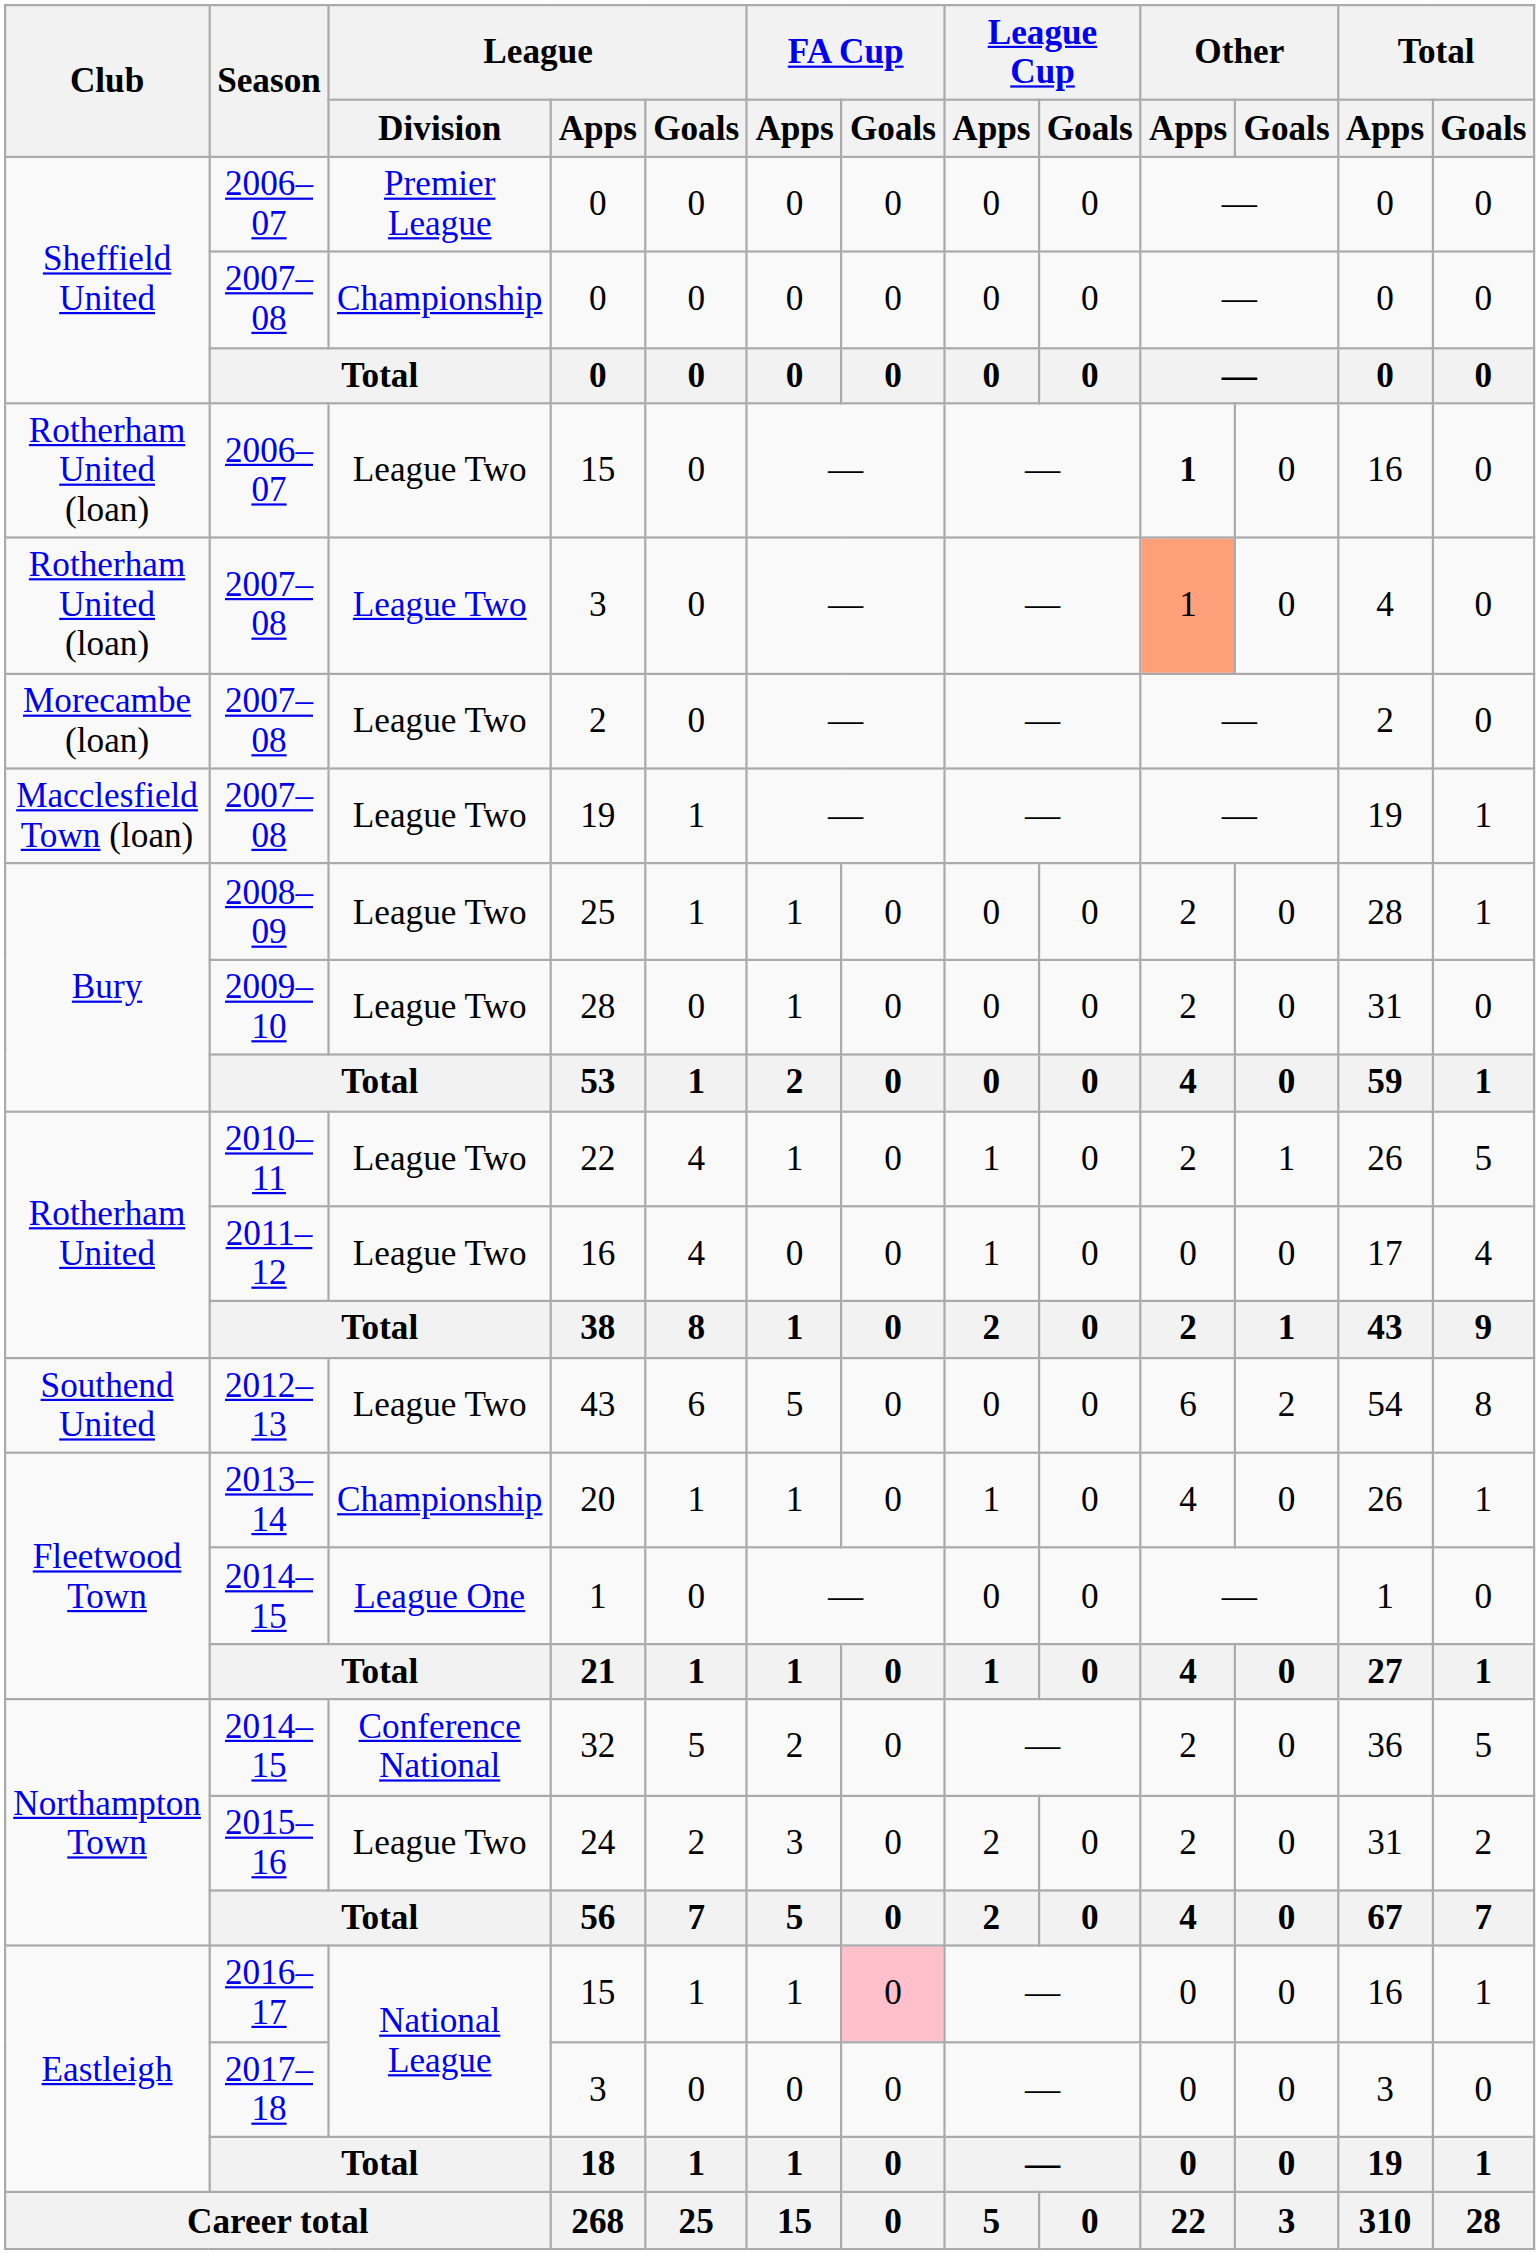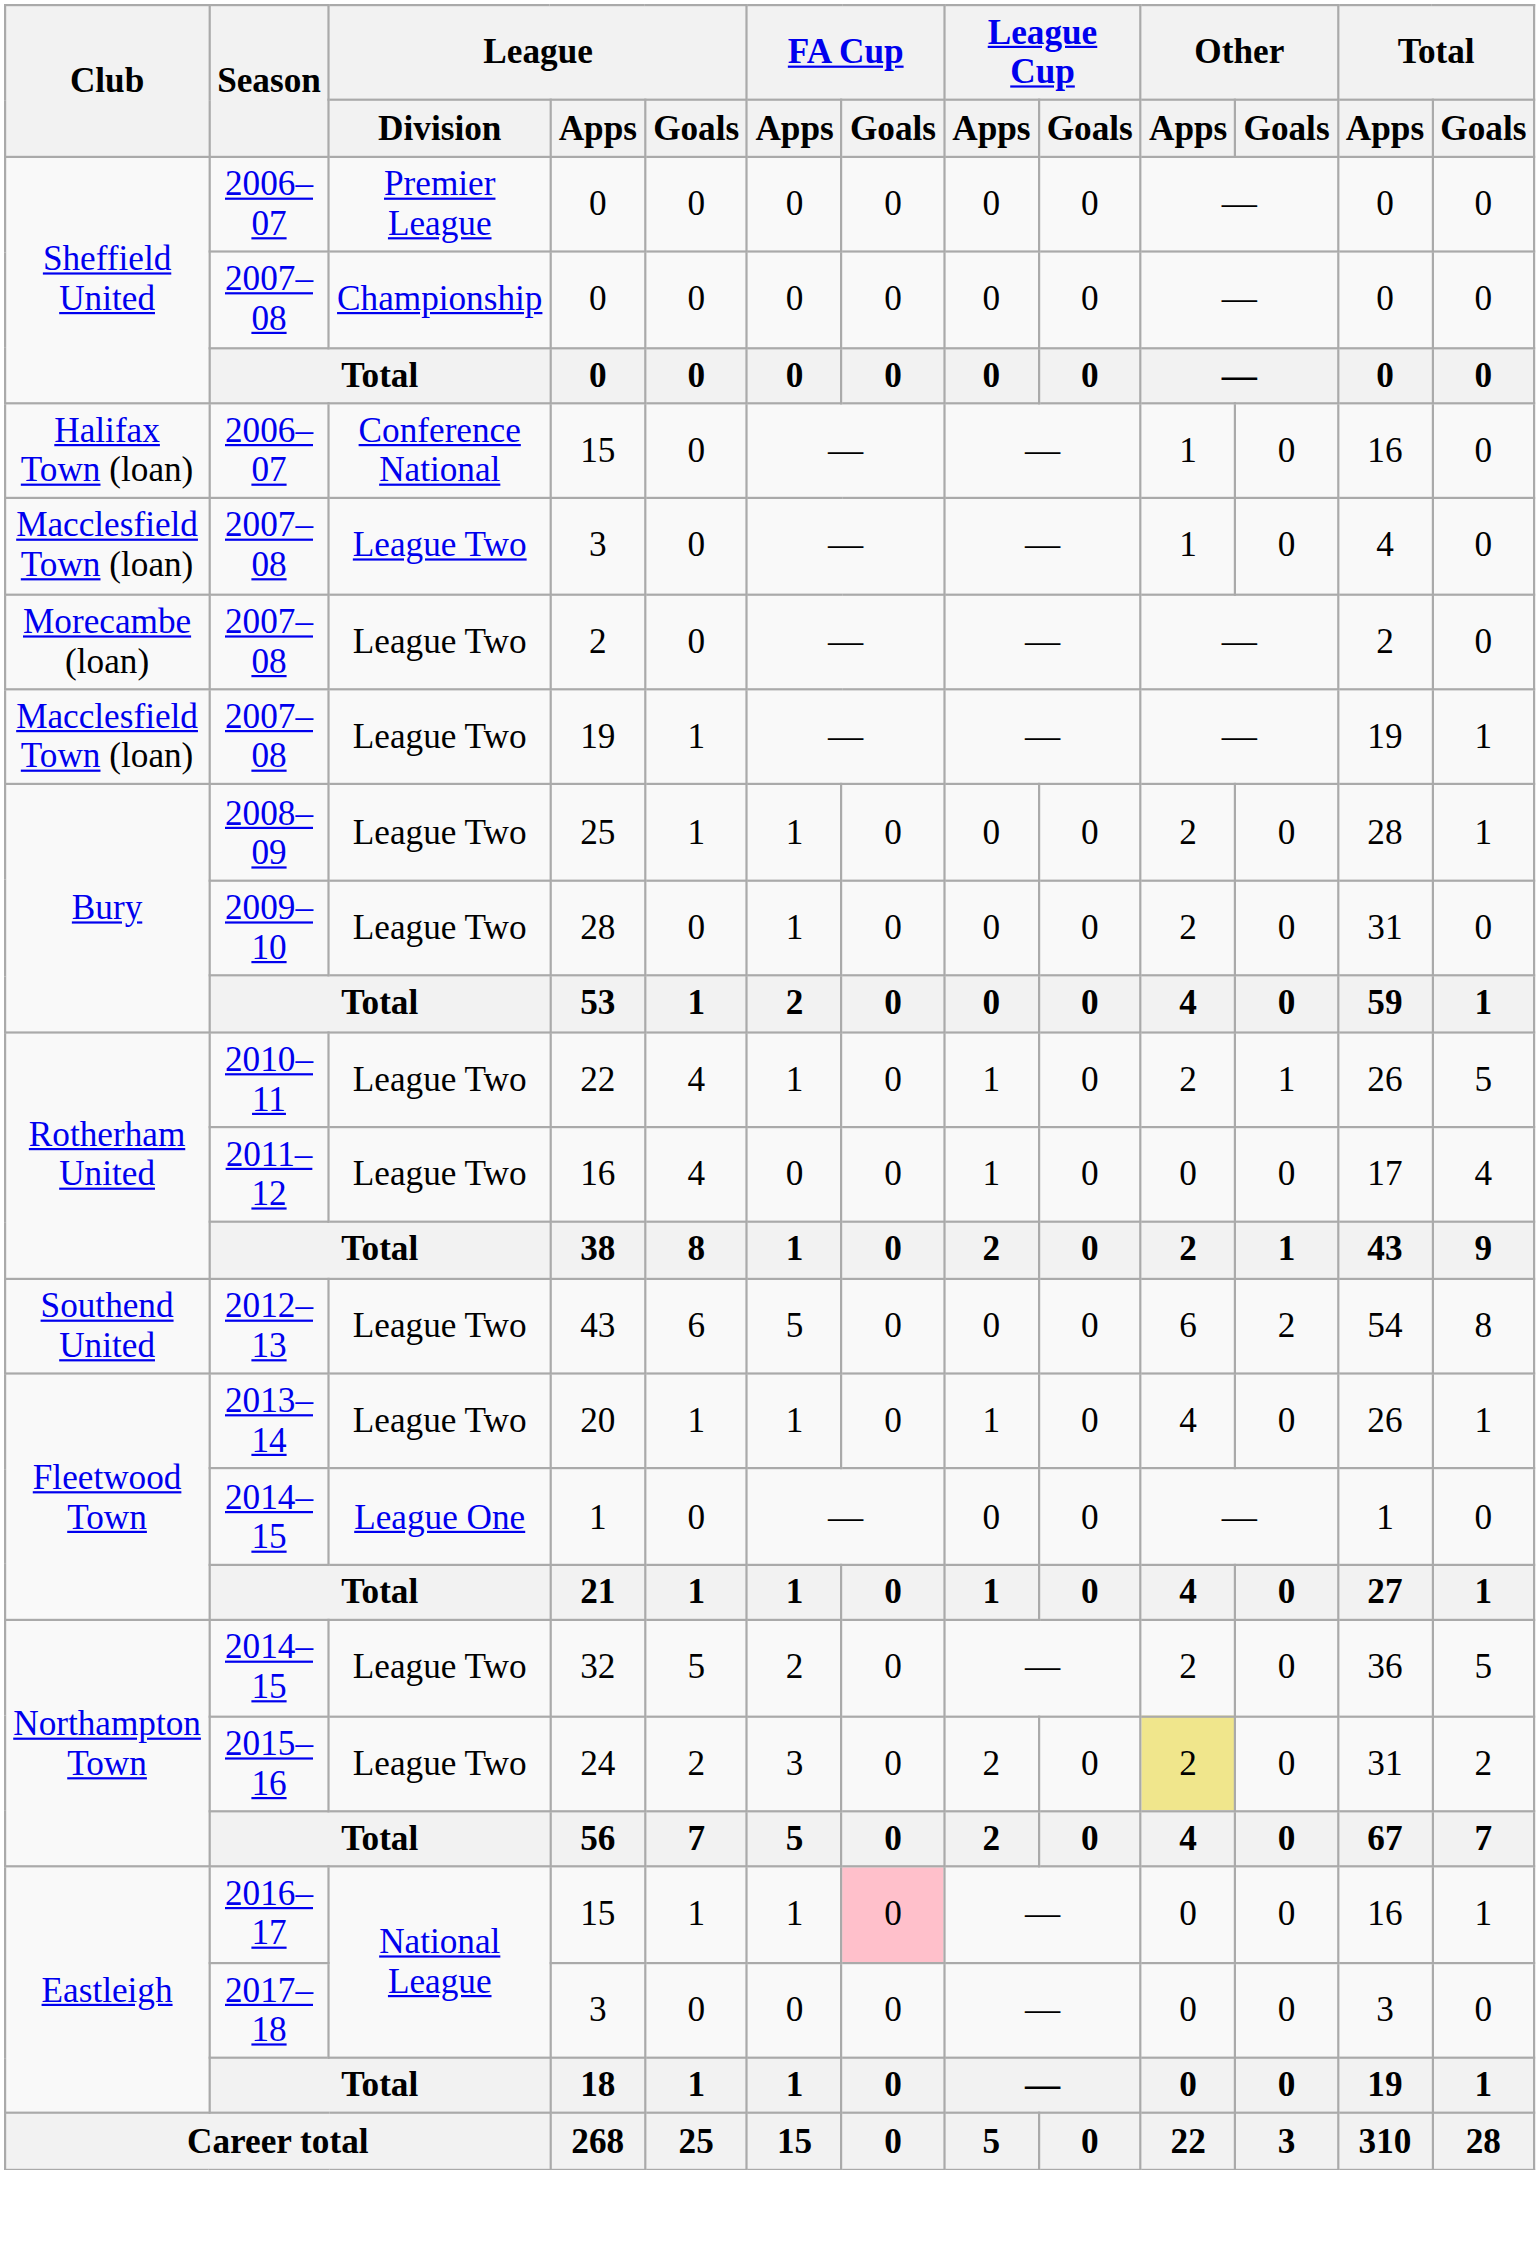(107, 469) Rotherham United (loan) -> (107, 450) Halifax Town (loan)
(440, 469) League Two -> (440, 450) Conference National
(1188, 469) bold -> (1188, 450) normal
(107, 604) Rotherham United (loan) -> (107, 545) Macclesfield Town (loan)
(1188, 604) lightsalmon background -> (1188, 545) no background
(440, 1499) Championship -> (440, 1420) League Two
(440, 1746) Conference National -> (440, 1667) League Two
(1188, 1841) no background -> (1188, 1762) khaki background
